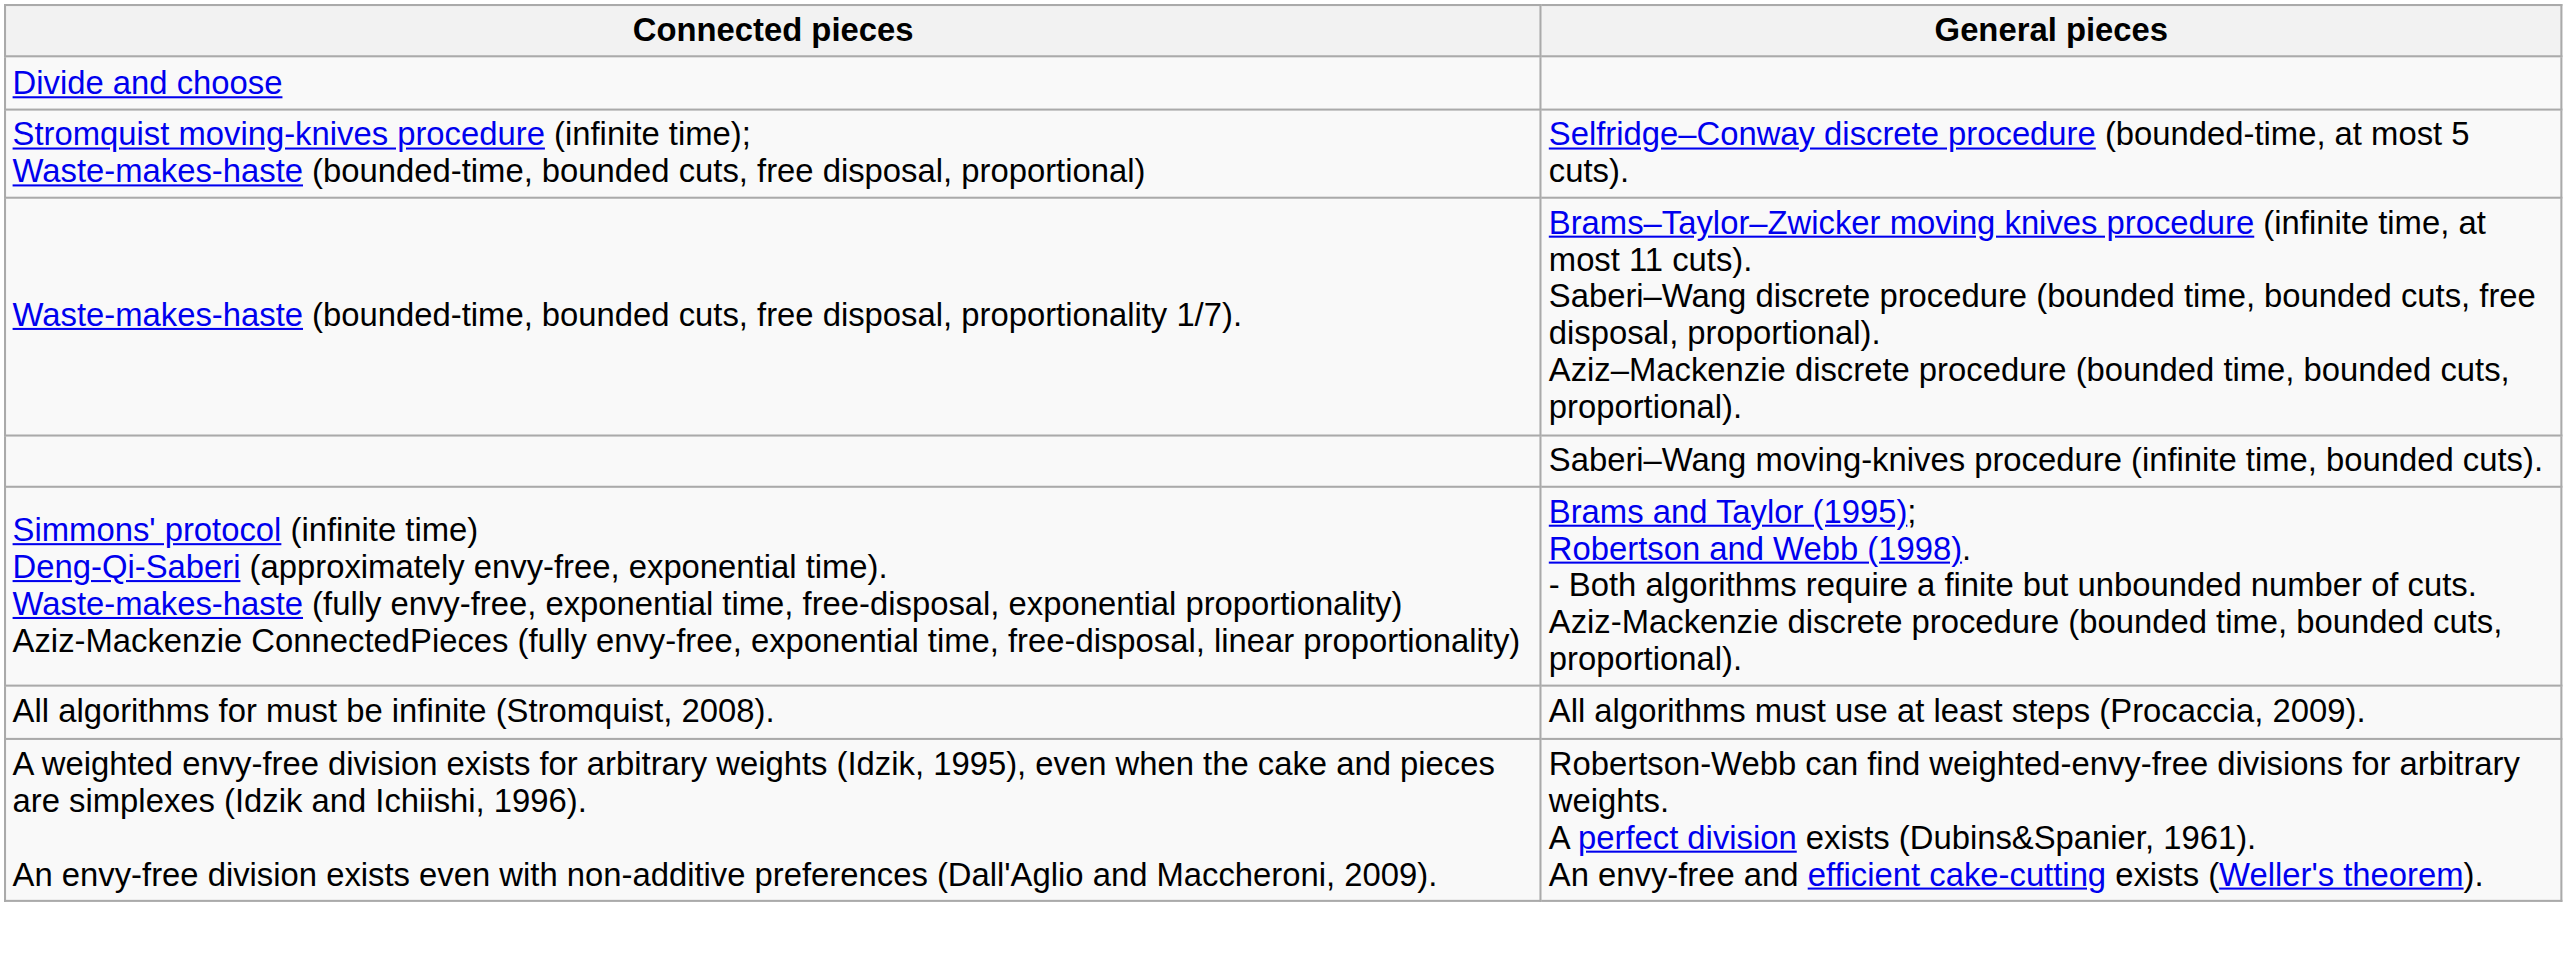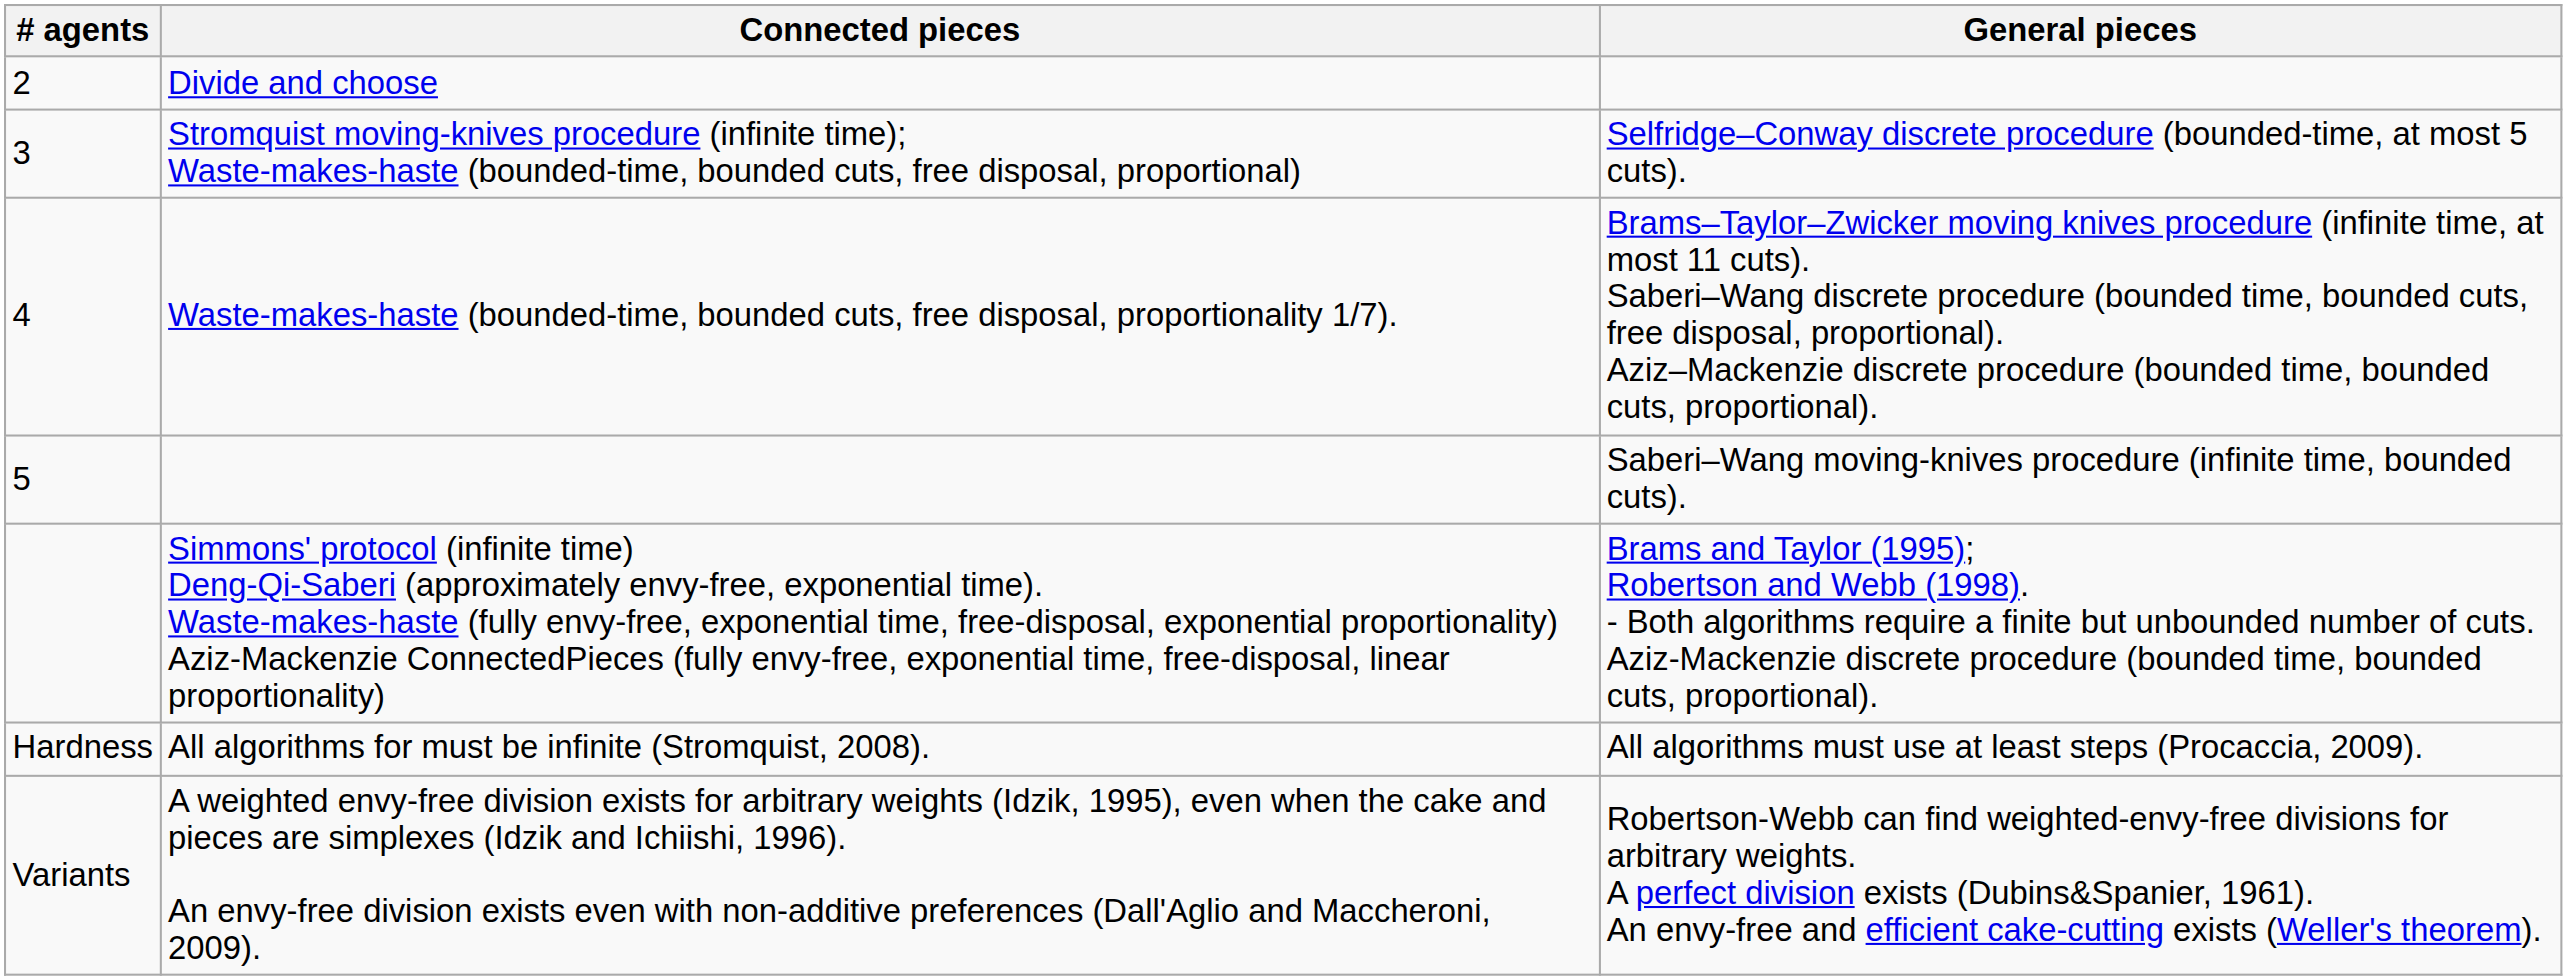+ column: (83, 30)
